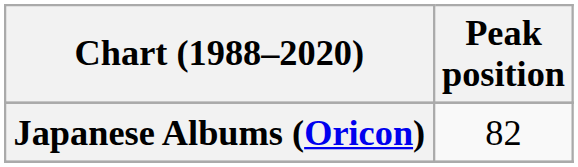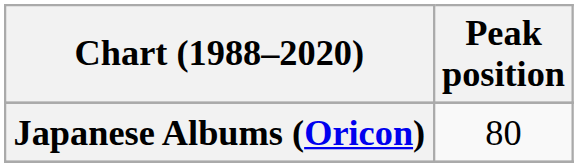(504, 131) 82 -> (504, 131) 80
